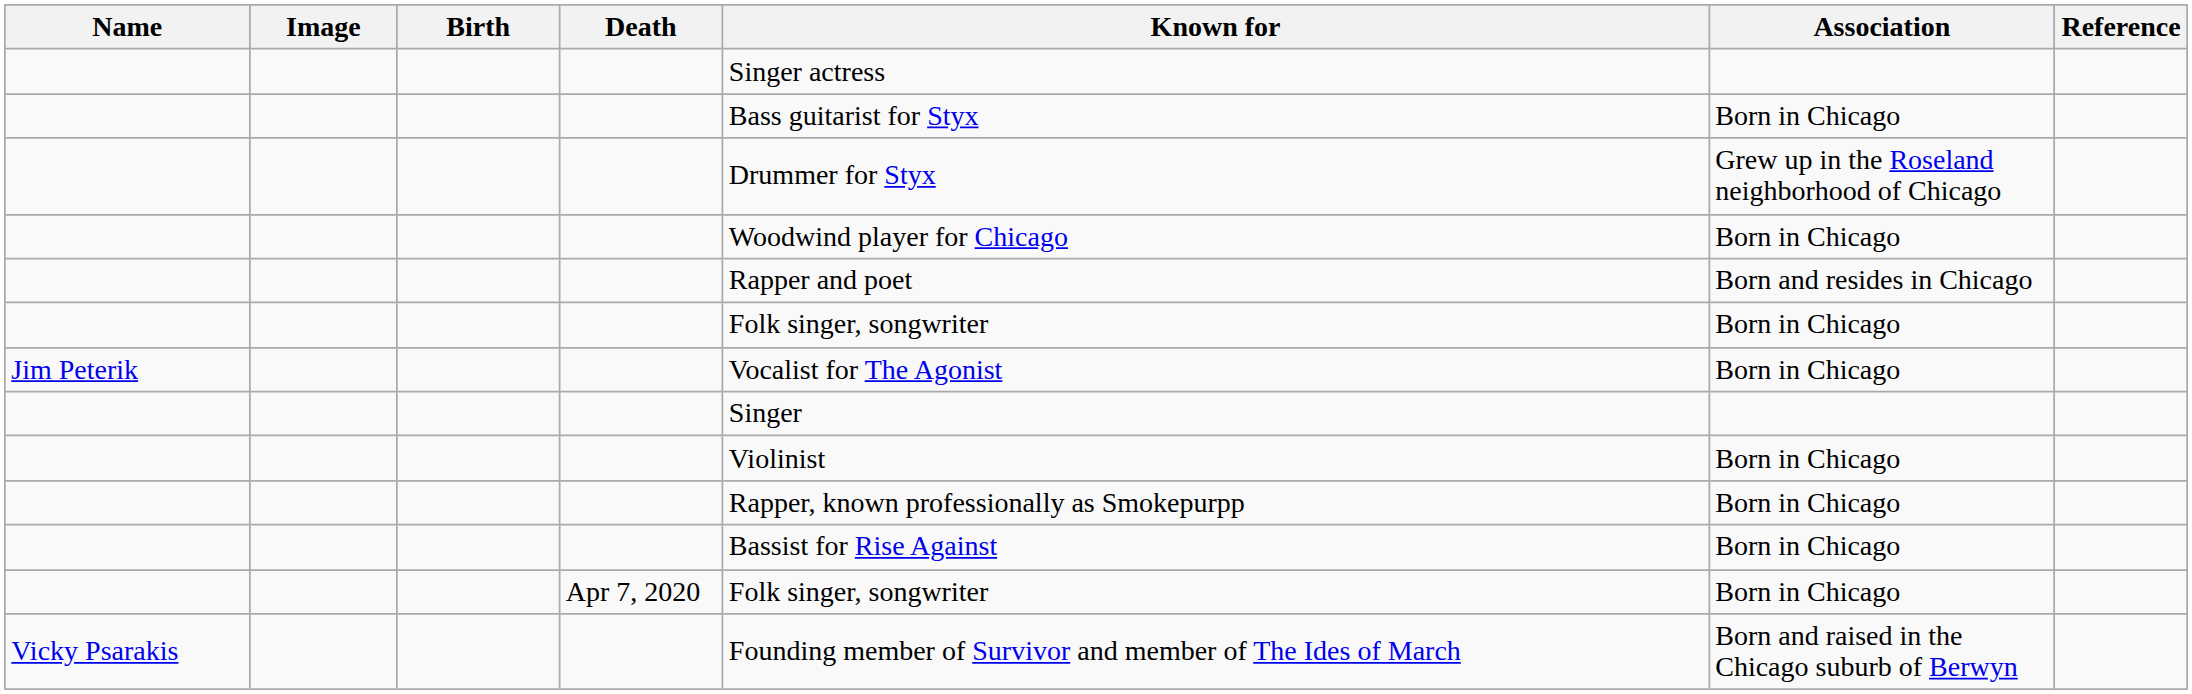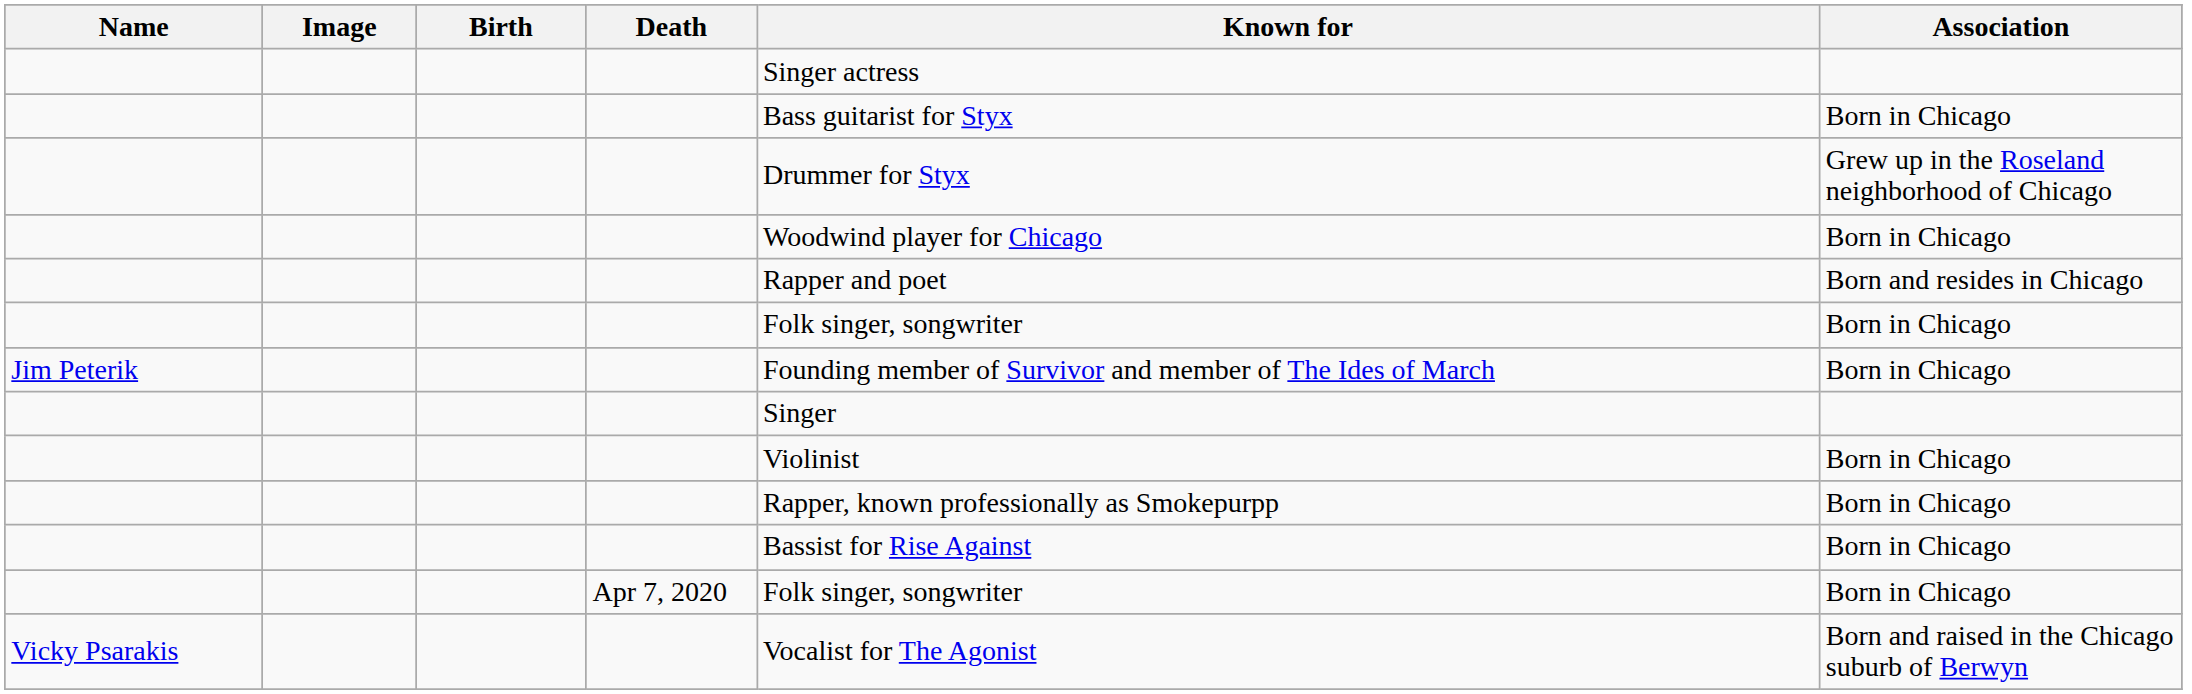- column: (2121, 26)
(866, 369) Vocalist for The Agonist -> (1129, 369) Founding member of Survivor and member of The Ides of March
(1095, 651) Founding member of Survivor and member of The Ides of March -> (900, 651) Vocalist for The Agonist
